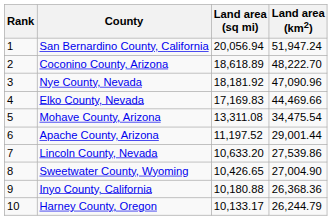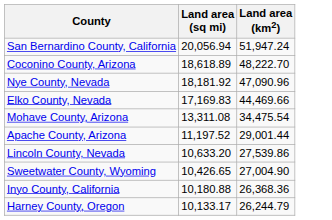- column: (21, 21)
